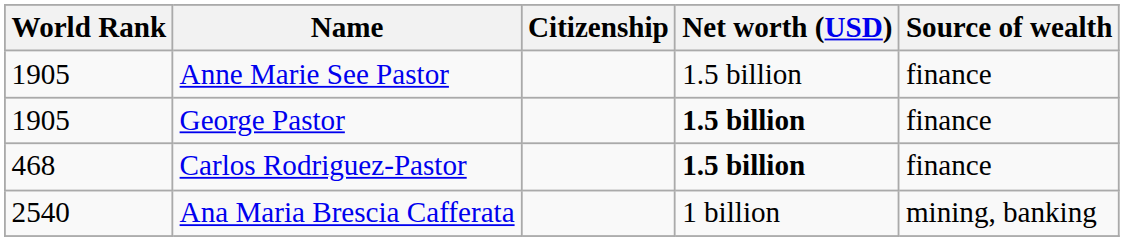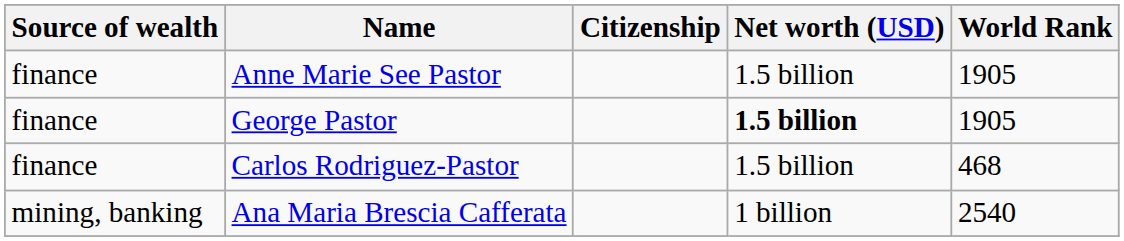columns swapped: (89, 27) <-> (1009, 27)
(744, 166) bold -> (794, 166) normal
